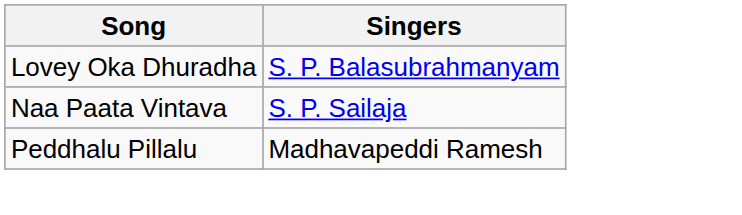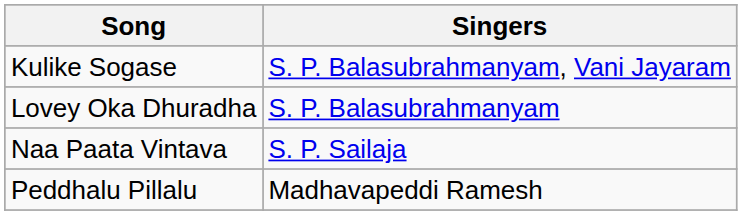+ row: (94, 67)
